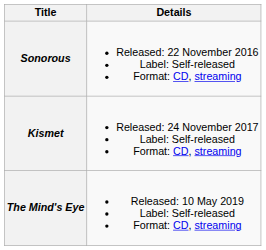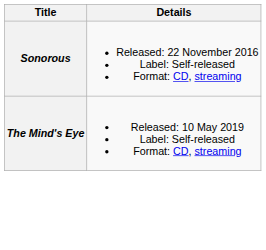- row: (46, 133)
